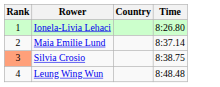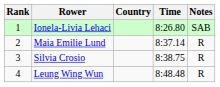+ column: (201, 12)
(18, 58) lightsalmon background -> (18, 58) no background
